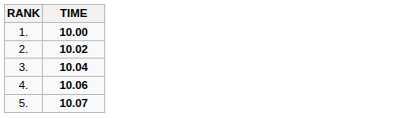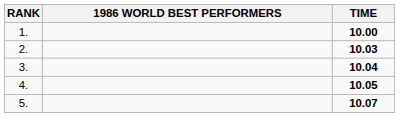+ column: (187, 14)
(74, 50) 10.02 -> (363, 50) 10.03
(74, 86) 10.06 -> (363, 86) 10.05
